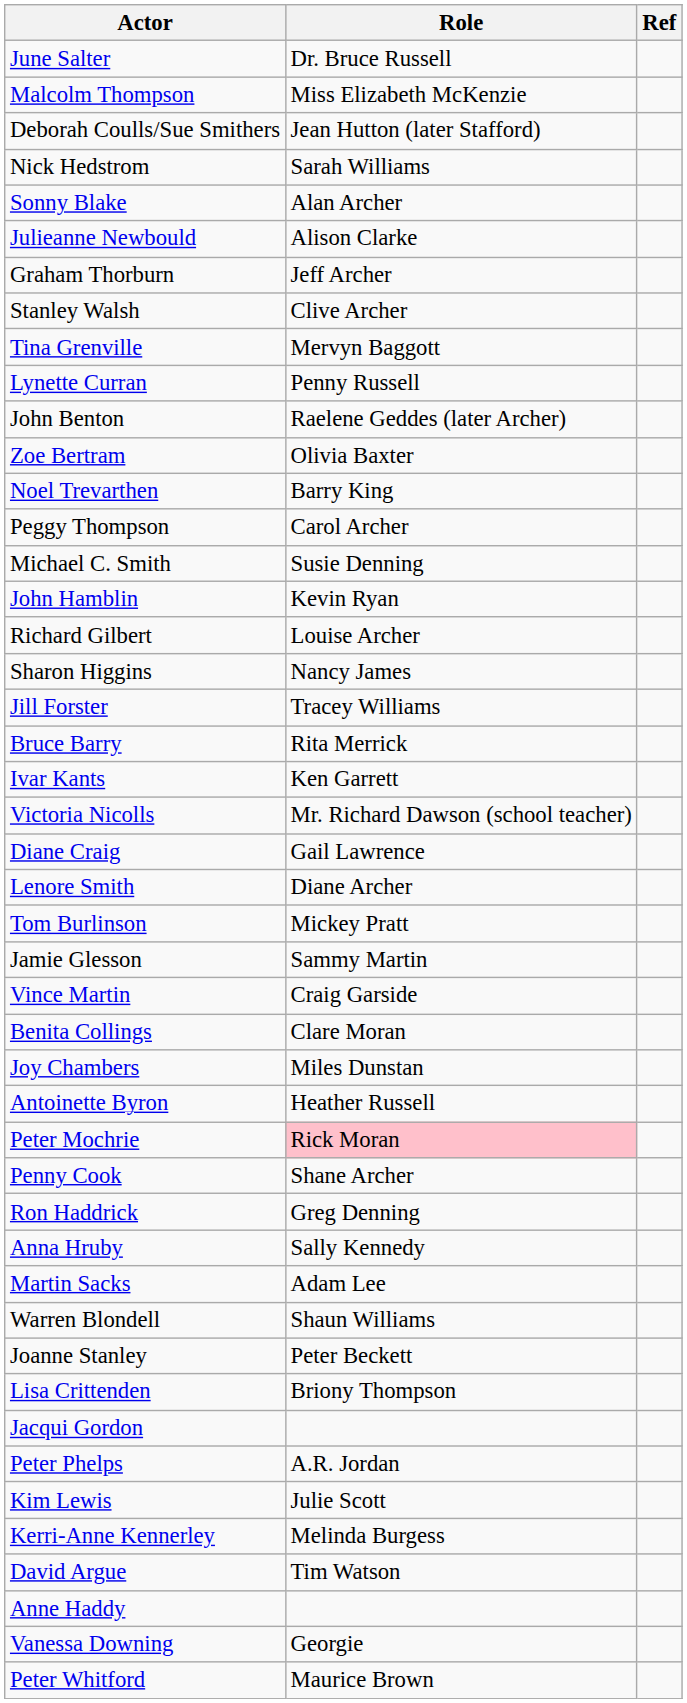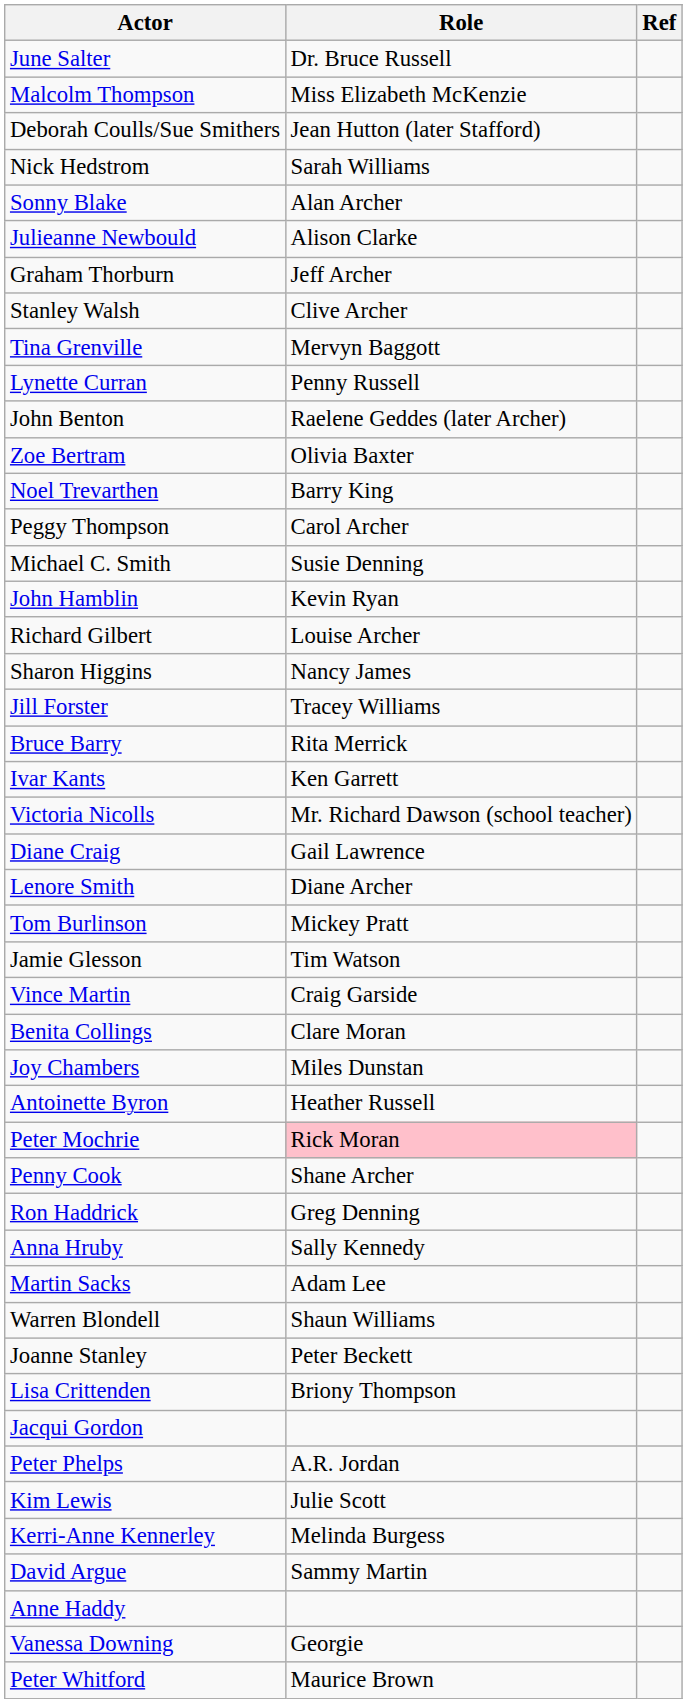(359, 959) Sammy Martin -> (345, 959) Tim Watson
(345, 1571) Tim Watson -> (359, 1571) Sammy Martin
